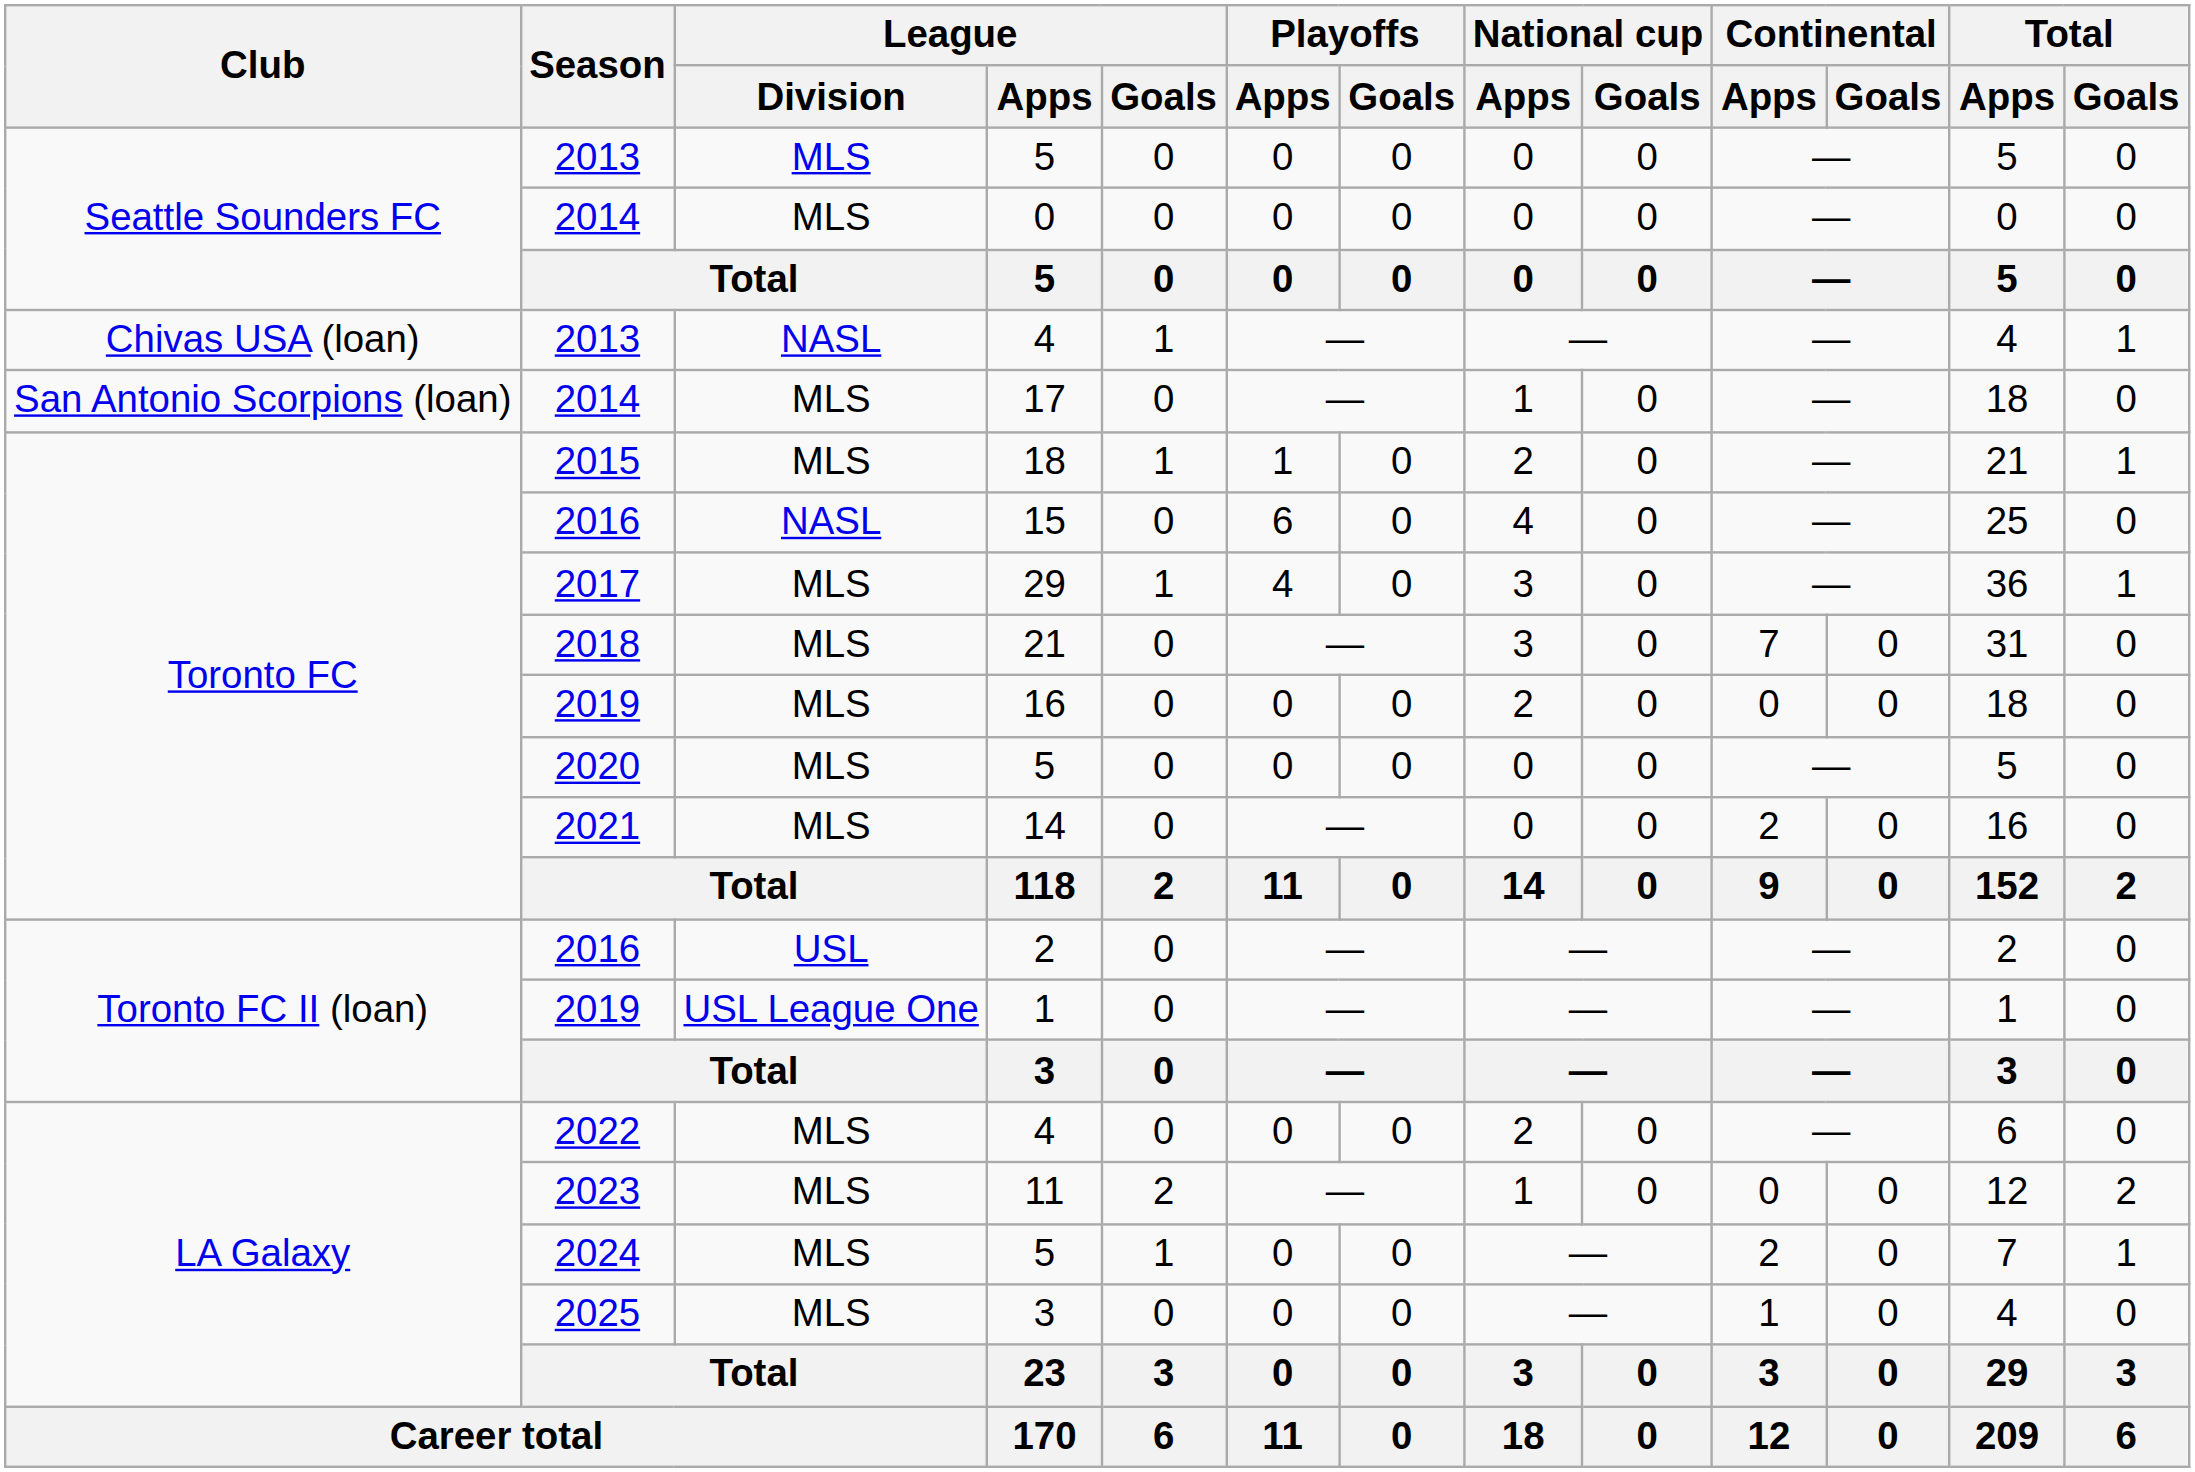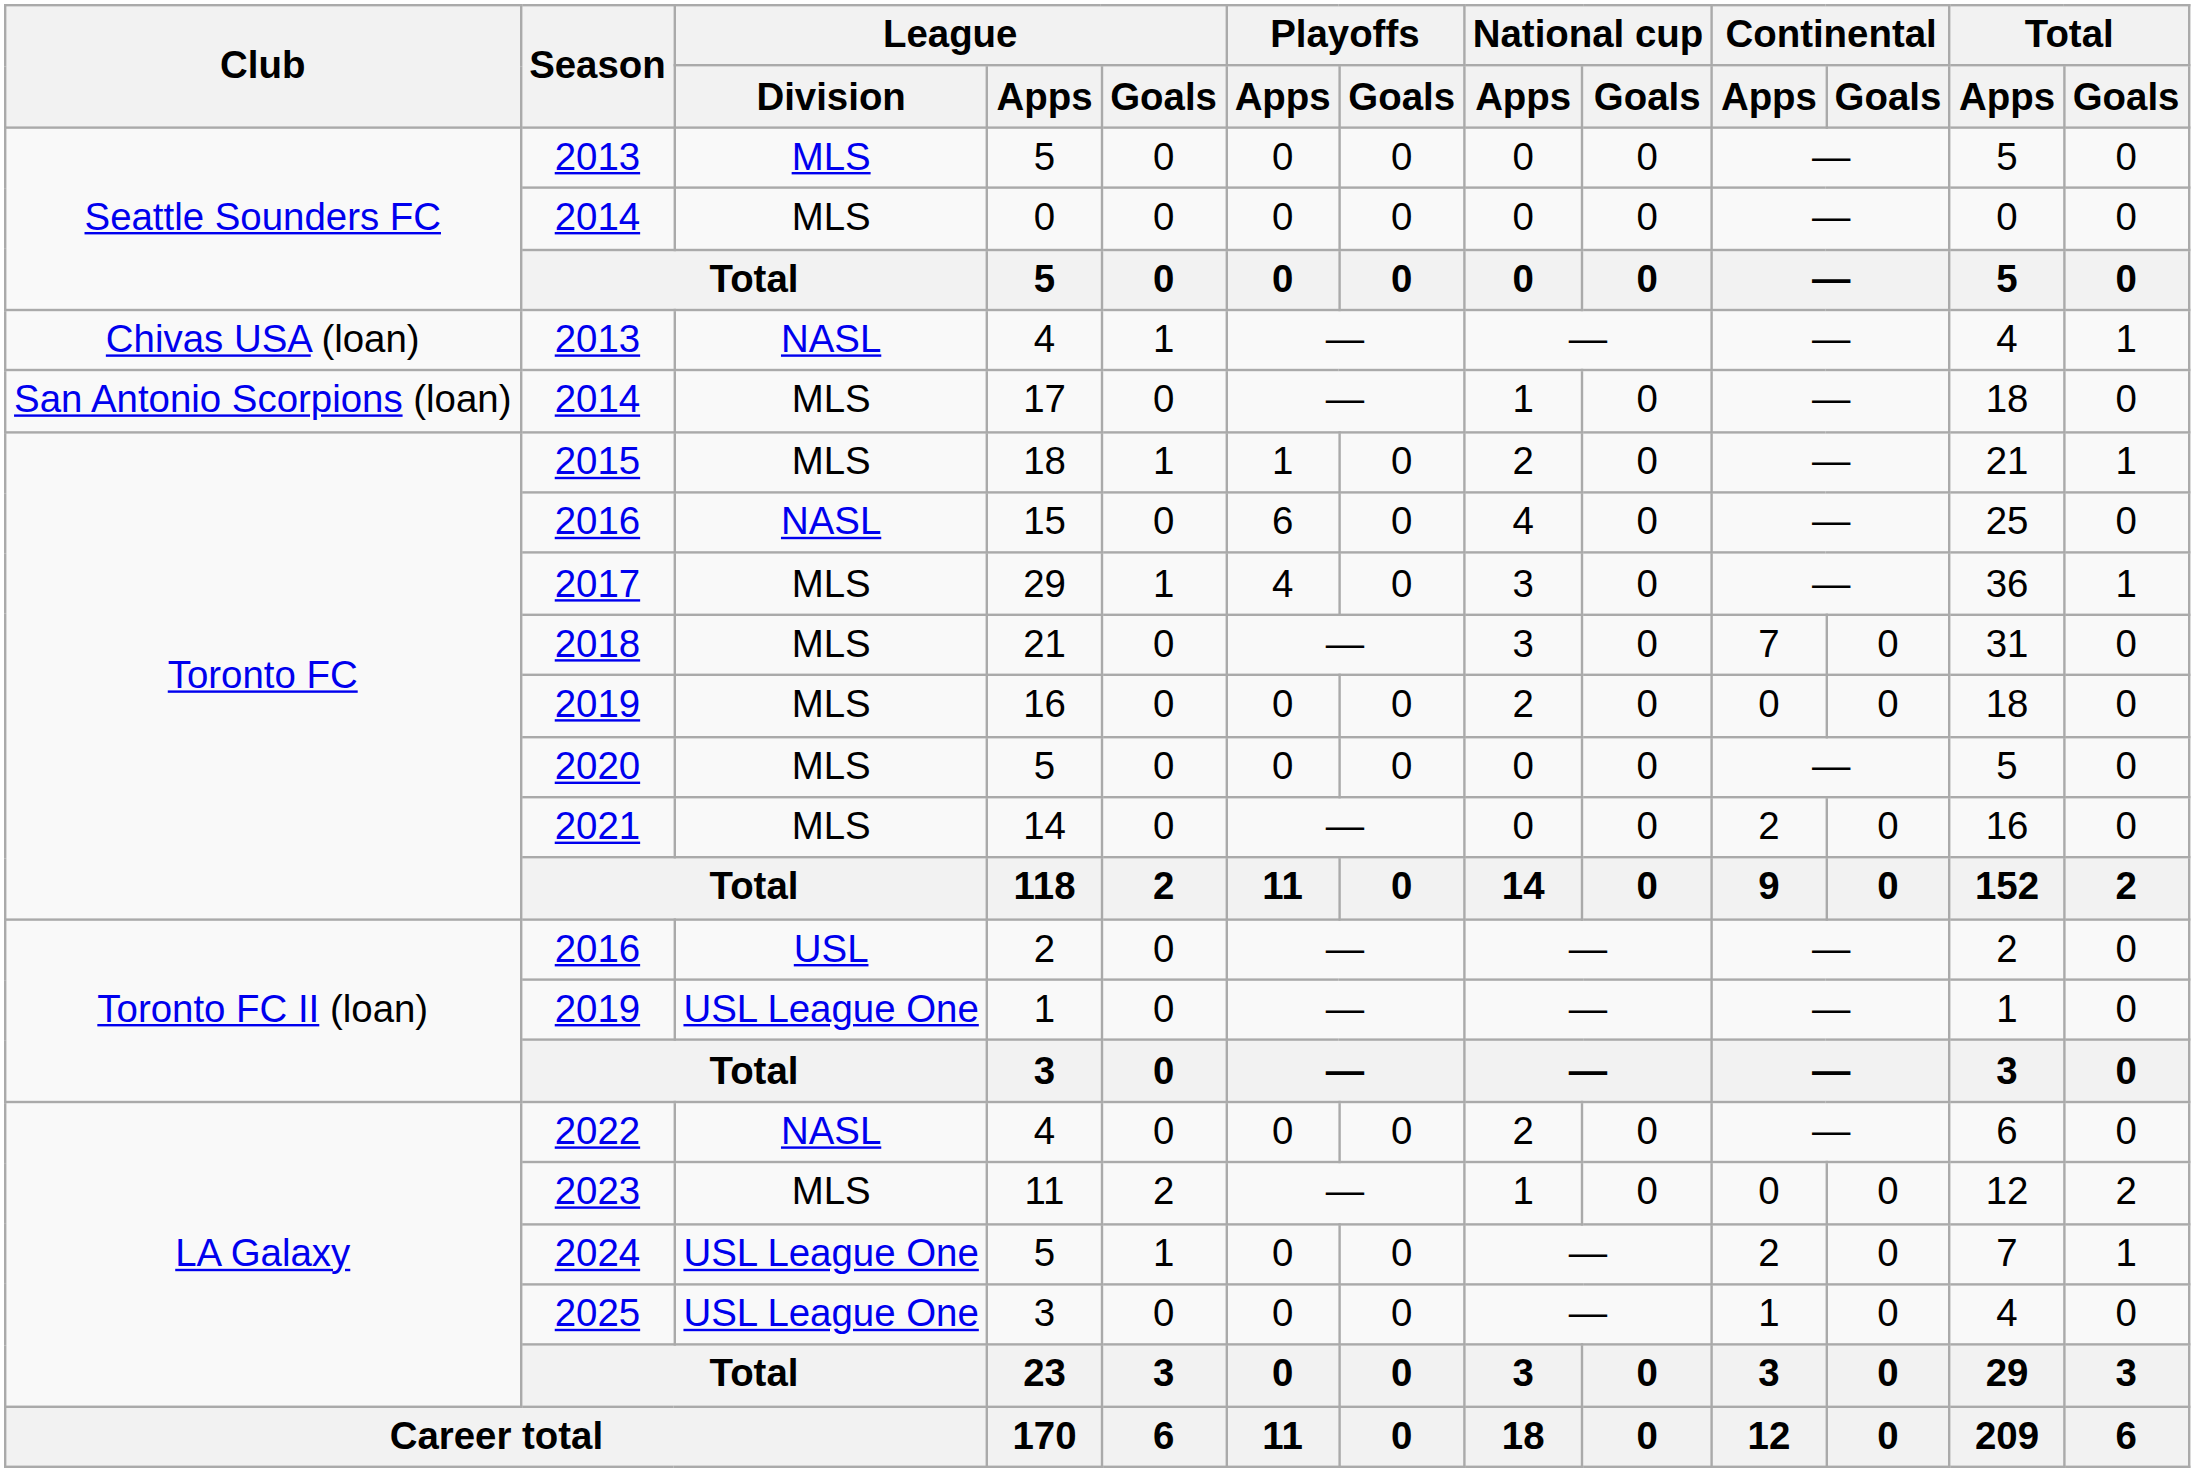(831, 1131) MLS -> (831, 1131) NASL
(831, 1252) MLS -> (831, 1252) USL League One
(831, 1313) MLS -> (831, 1313) USL League One
